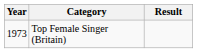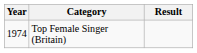(17, 34) 1973 -> (17, 34) 1974
